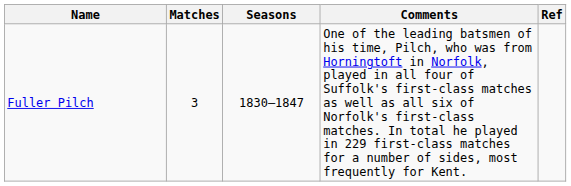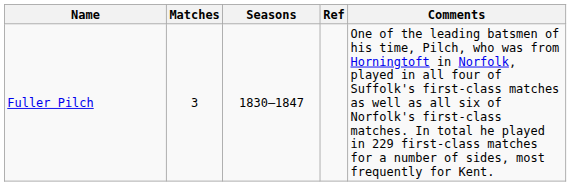columns swapped: (429, 14) <-> (552, 14)
